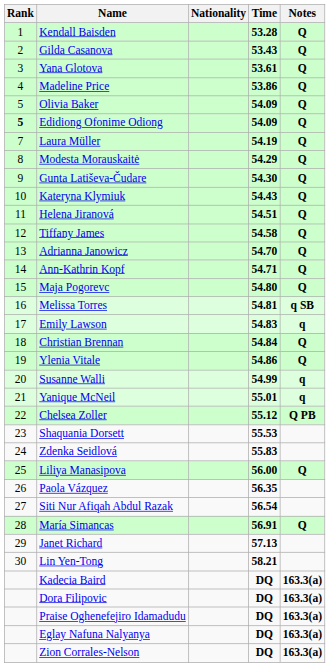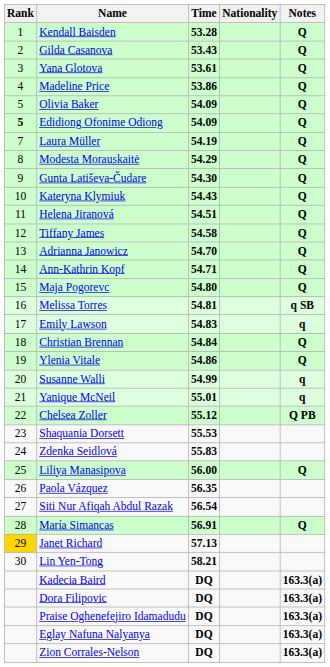columns swapped: (219, 13) <-> (264, 13)
(20, 543) no background -> (20, 543) gold background
